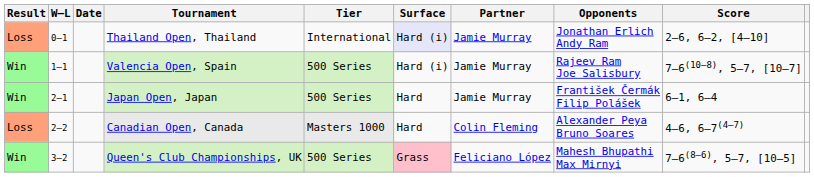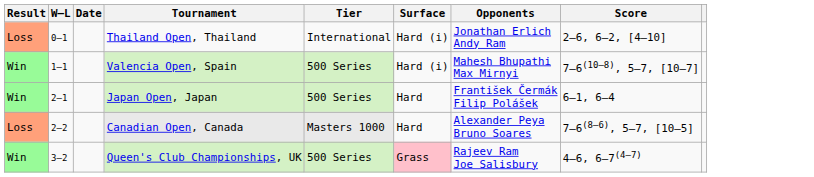- column: (502, 13)
(422, 37) lavender background -> (422, 37) no background
(598, 67) Rajeev Ram Joe Salisbury -> (502, 67) Mahesh Bhupathi Max Mirnyi
(705, 127) 4–6, 6–7(4–7) -> (628, 127) 7–6(8–6), 5–7, [10–5]
(605, 157) Mahesh Bhupathi Max Mirnyi -> (496, 157) Rajeev Ram Joe Salisbury
(731, 157) 7–6(8–6), 5–7, [10–5] -> (602, 157) 4–6, 6–7(4–7)
